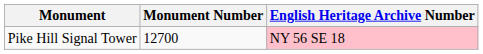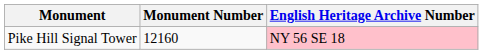(161, 37) 12700 -> (161, 37) 12160
